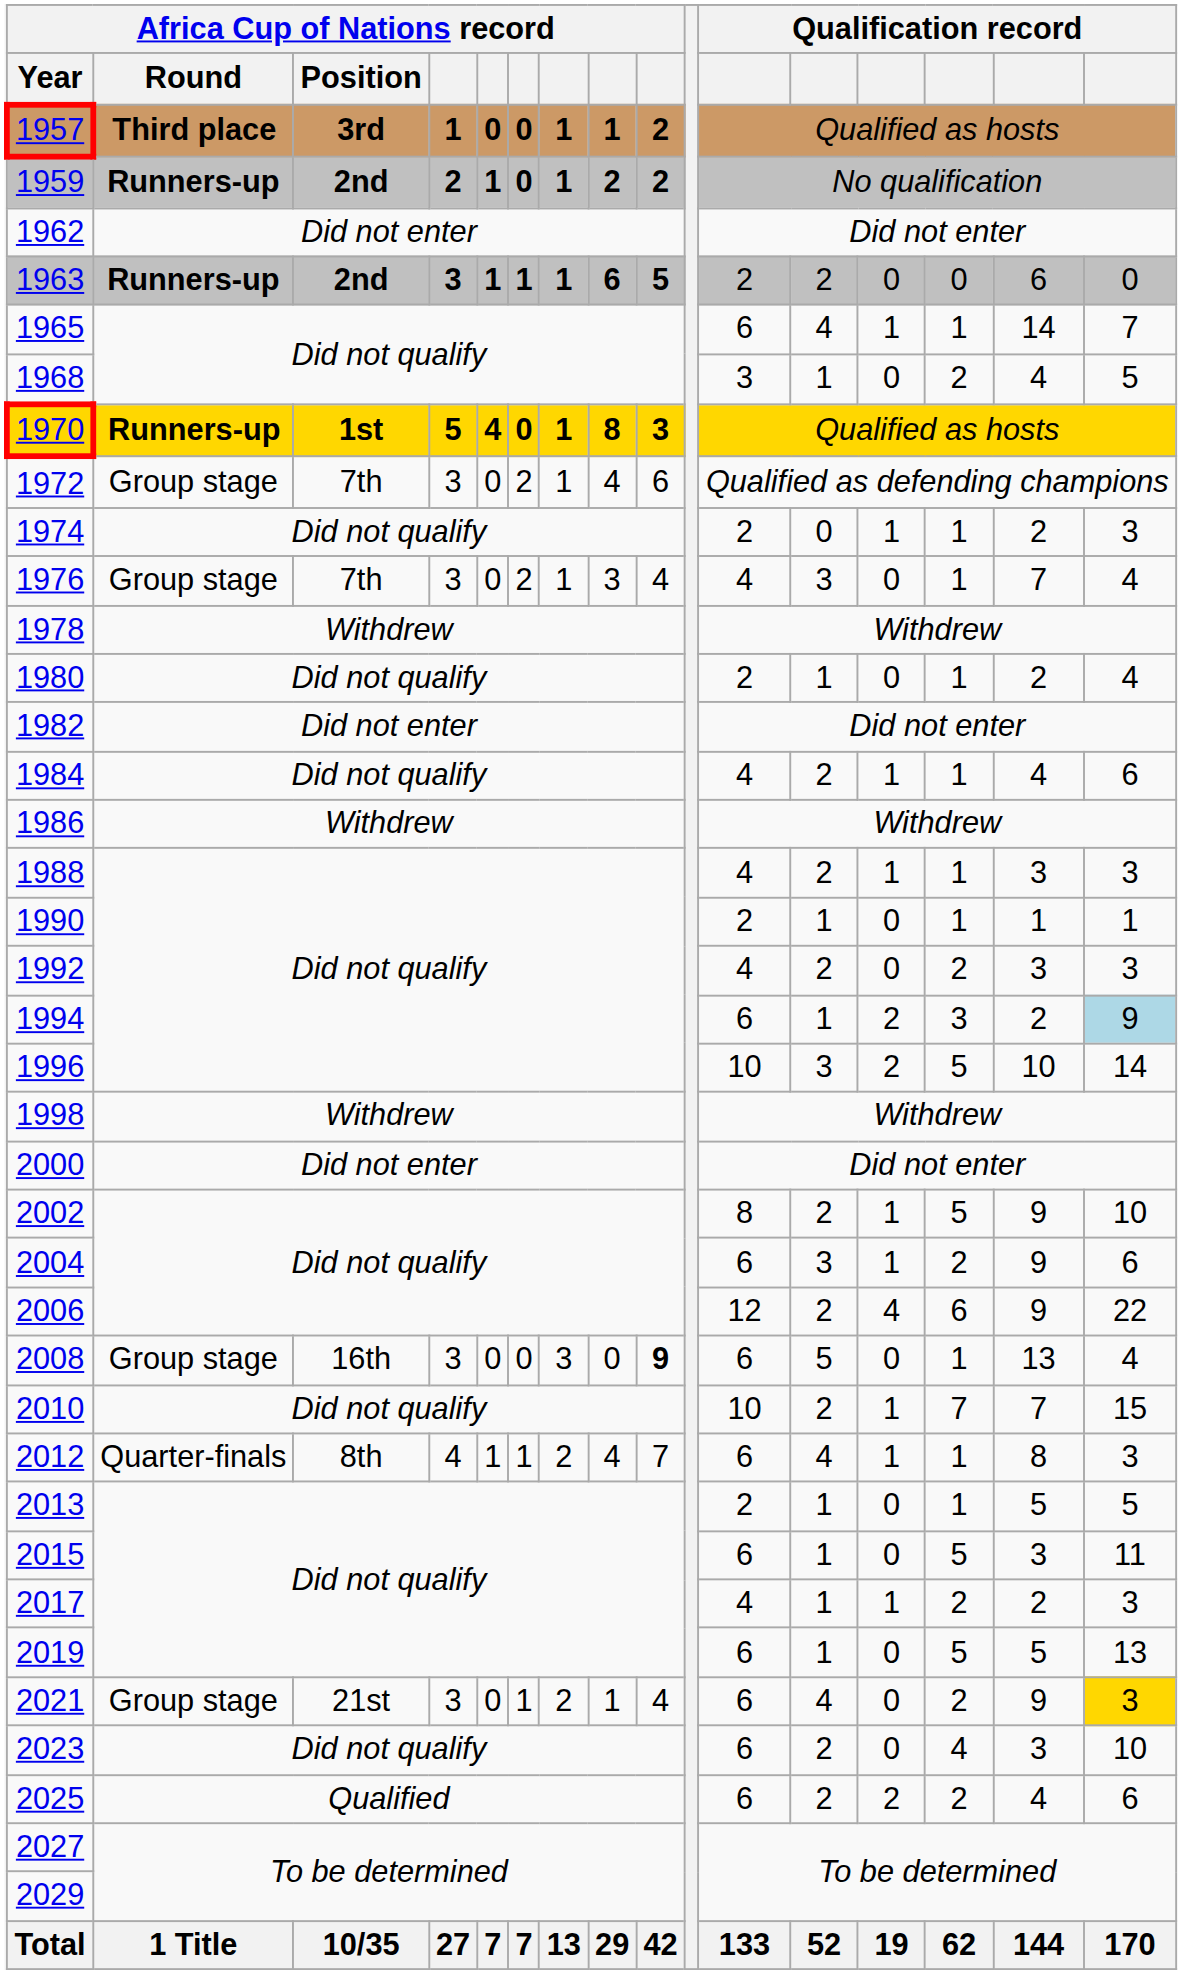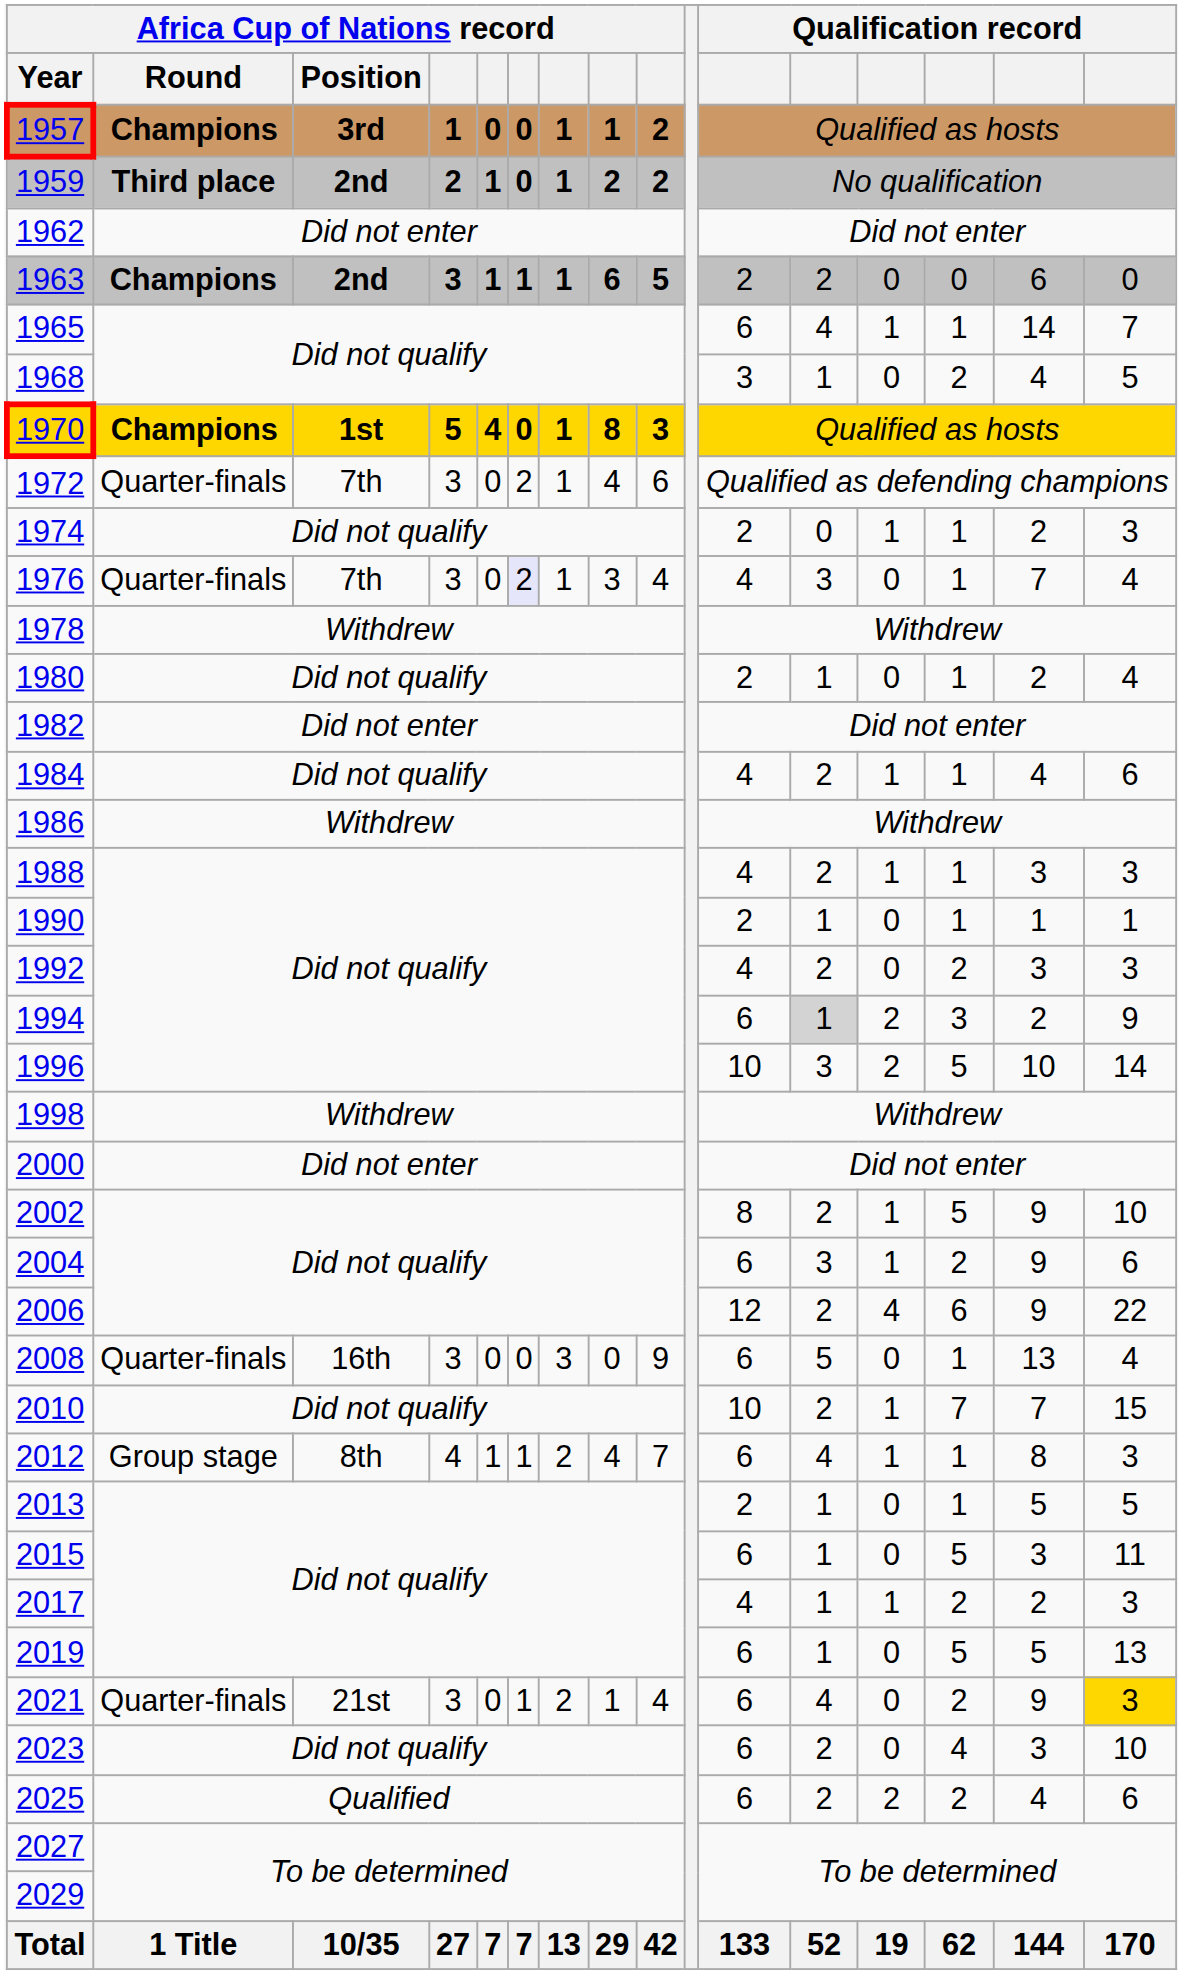(194, 130) Third place -> (194, 130) Champions
(193, 181) Runners-up -> (193, 181) Third place
(193, 280) Runners-up -> (193, 280) Champions
(194, 430) Runners-up -> (194, 430) Champions
(193, 481) Group stage -> (193, 481) Quarter-finals
(193, 580) Group stage -> (193, 580) Quarter-finals
(524, 580) no background -> (524, 580) lavender background
(824, 1018) no background -> (824, 1018) lightgrey background
(1130, 1018) lightblue background -> (1130, 1018) no background
(193, 1359) Group stage -> (193, 1359) Quarter-finals
(660, 1359) bold -> (660, 1359) normal
(193, 1457) Quarter-finals -> (193, 1457) Group stage
(193, 1700) Group stage -> (193, 1700) Quarter-finals
